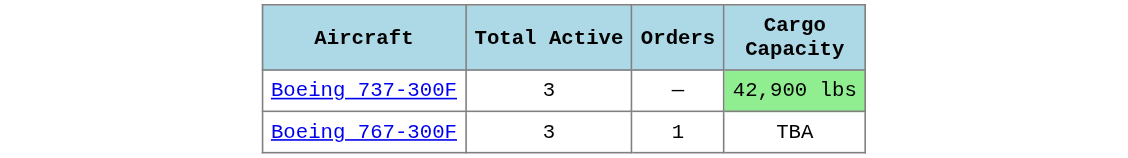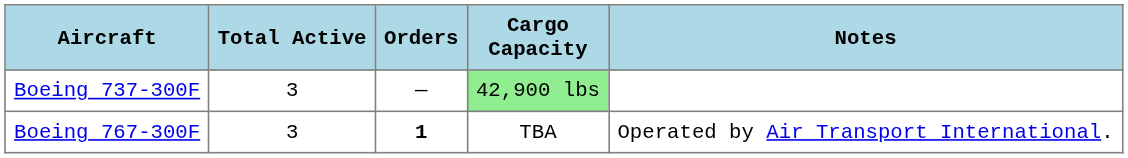+ column: (866, 37)
(678, 132) normal -> (421, 132) bold
